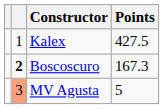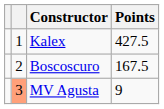(19, 65) bold -> (19, 65) normal
(132, 65) 167.3 -> (132, 65) 167.5
(119, 90) 5 -> (119, 90) 9
